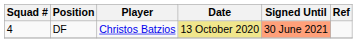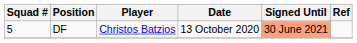(10, 29) 4 -> (10, 29) 5
(220, 29) khaki background -> (220, 29) no background
